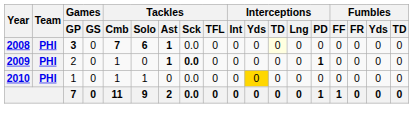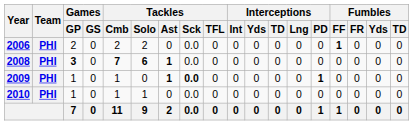+ row: (18, 45)
(278, 45) lightyellow background -> (278, 62) no background
(73, 62) 2 -> (73, 78) 1
(256, 78) gold background -> (256, 95) no background
